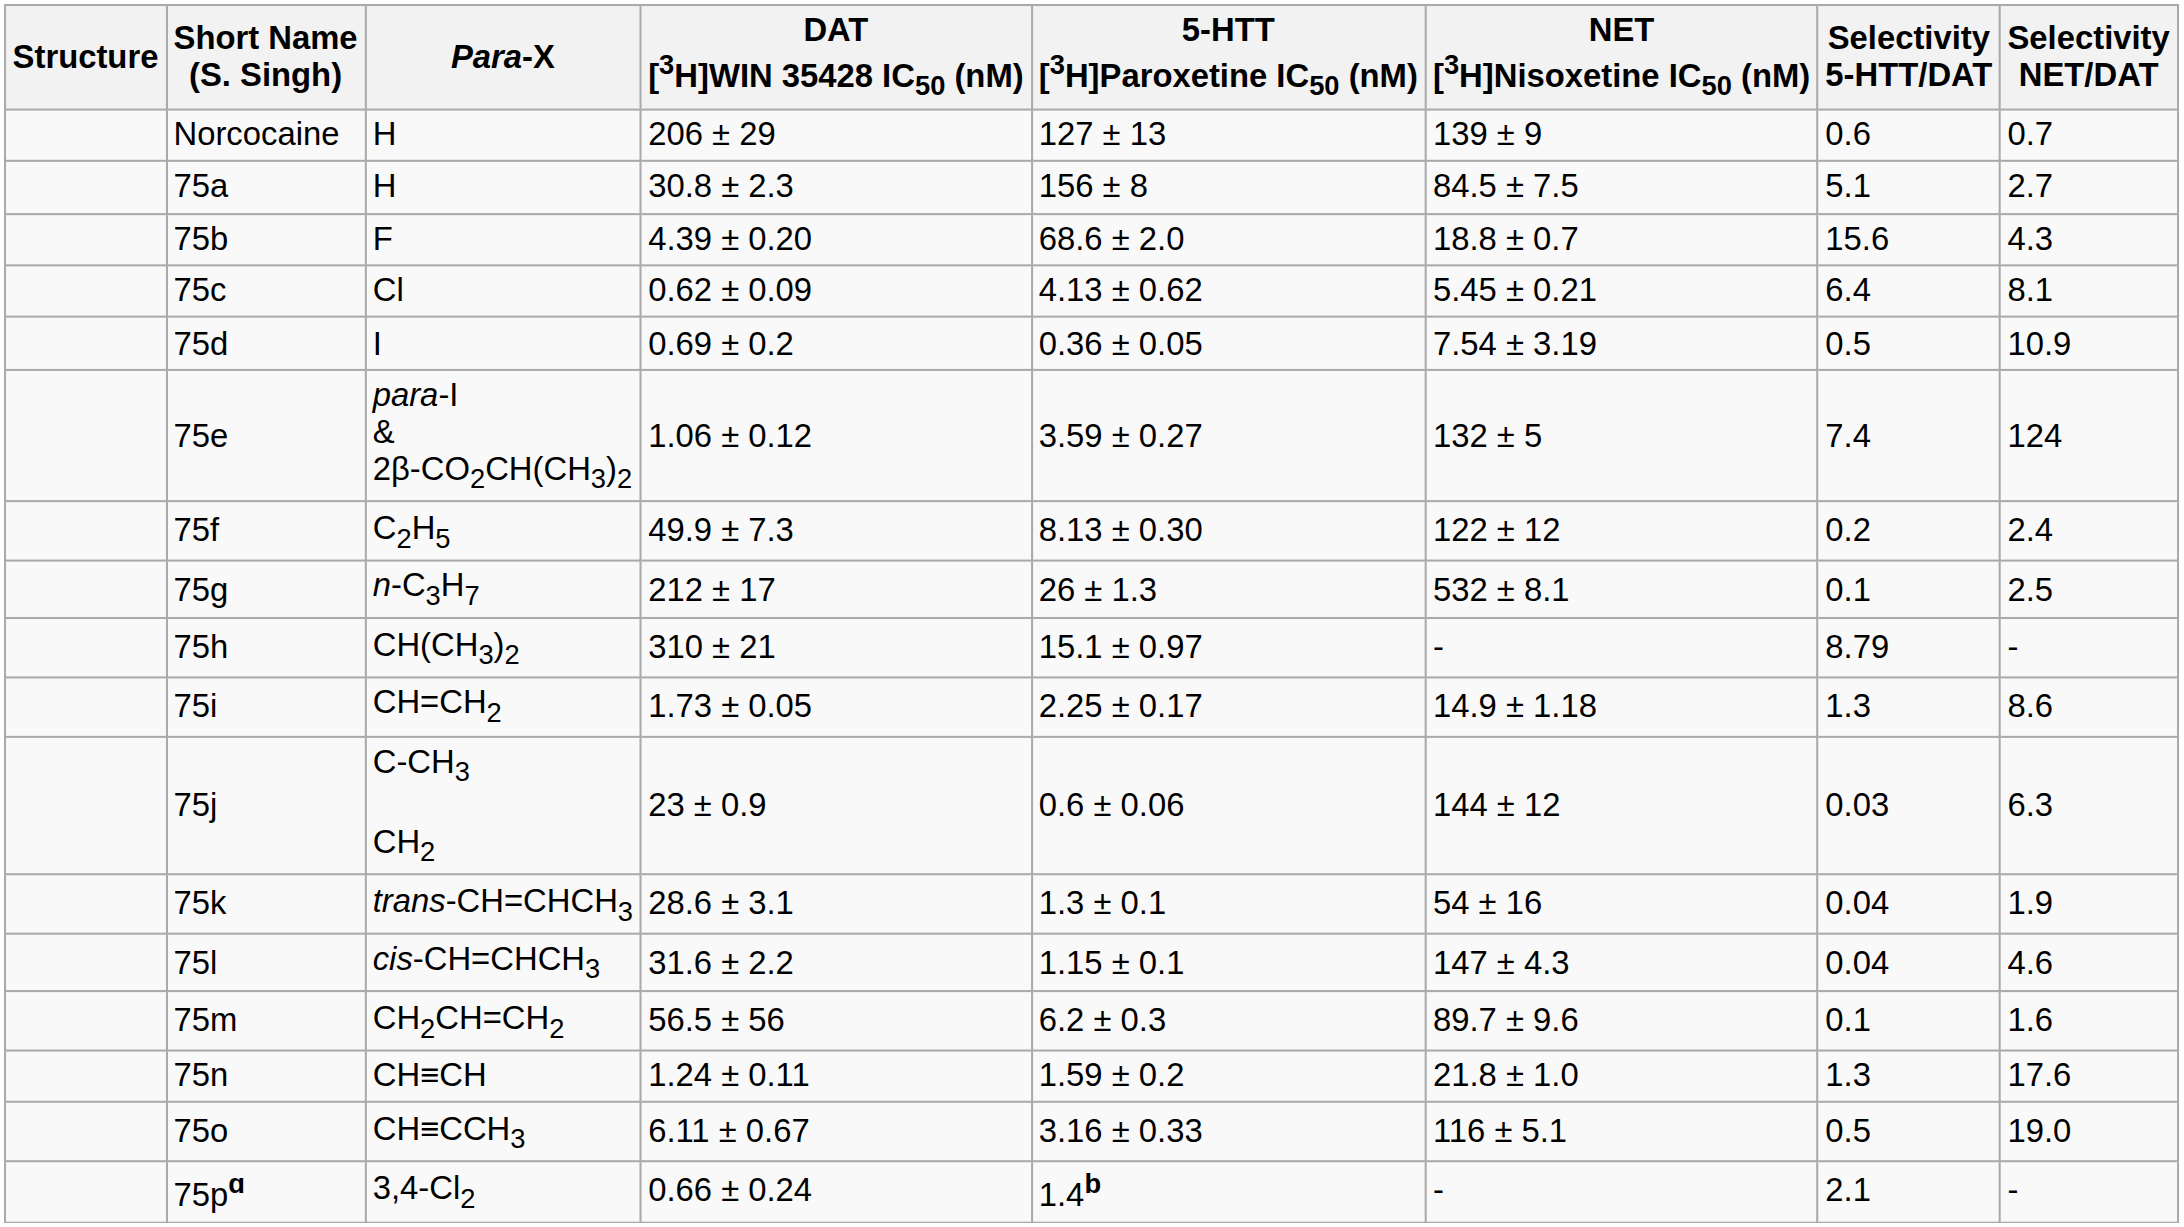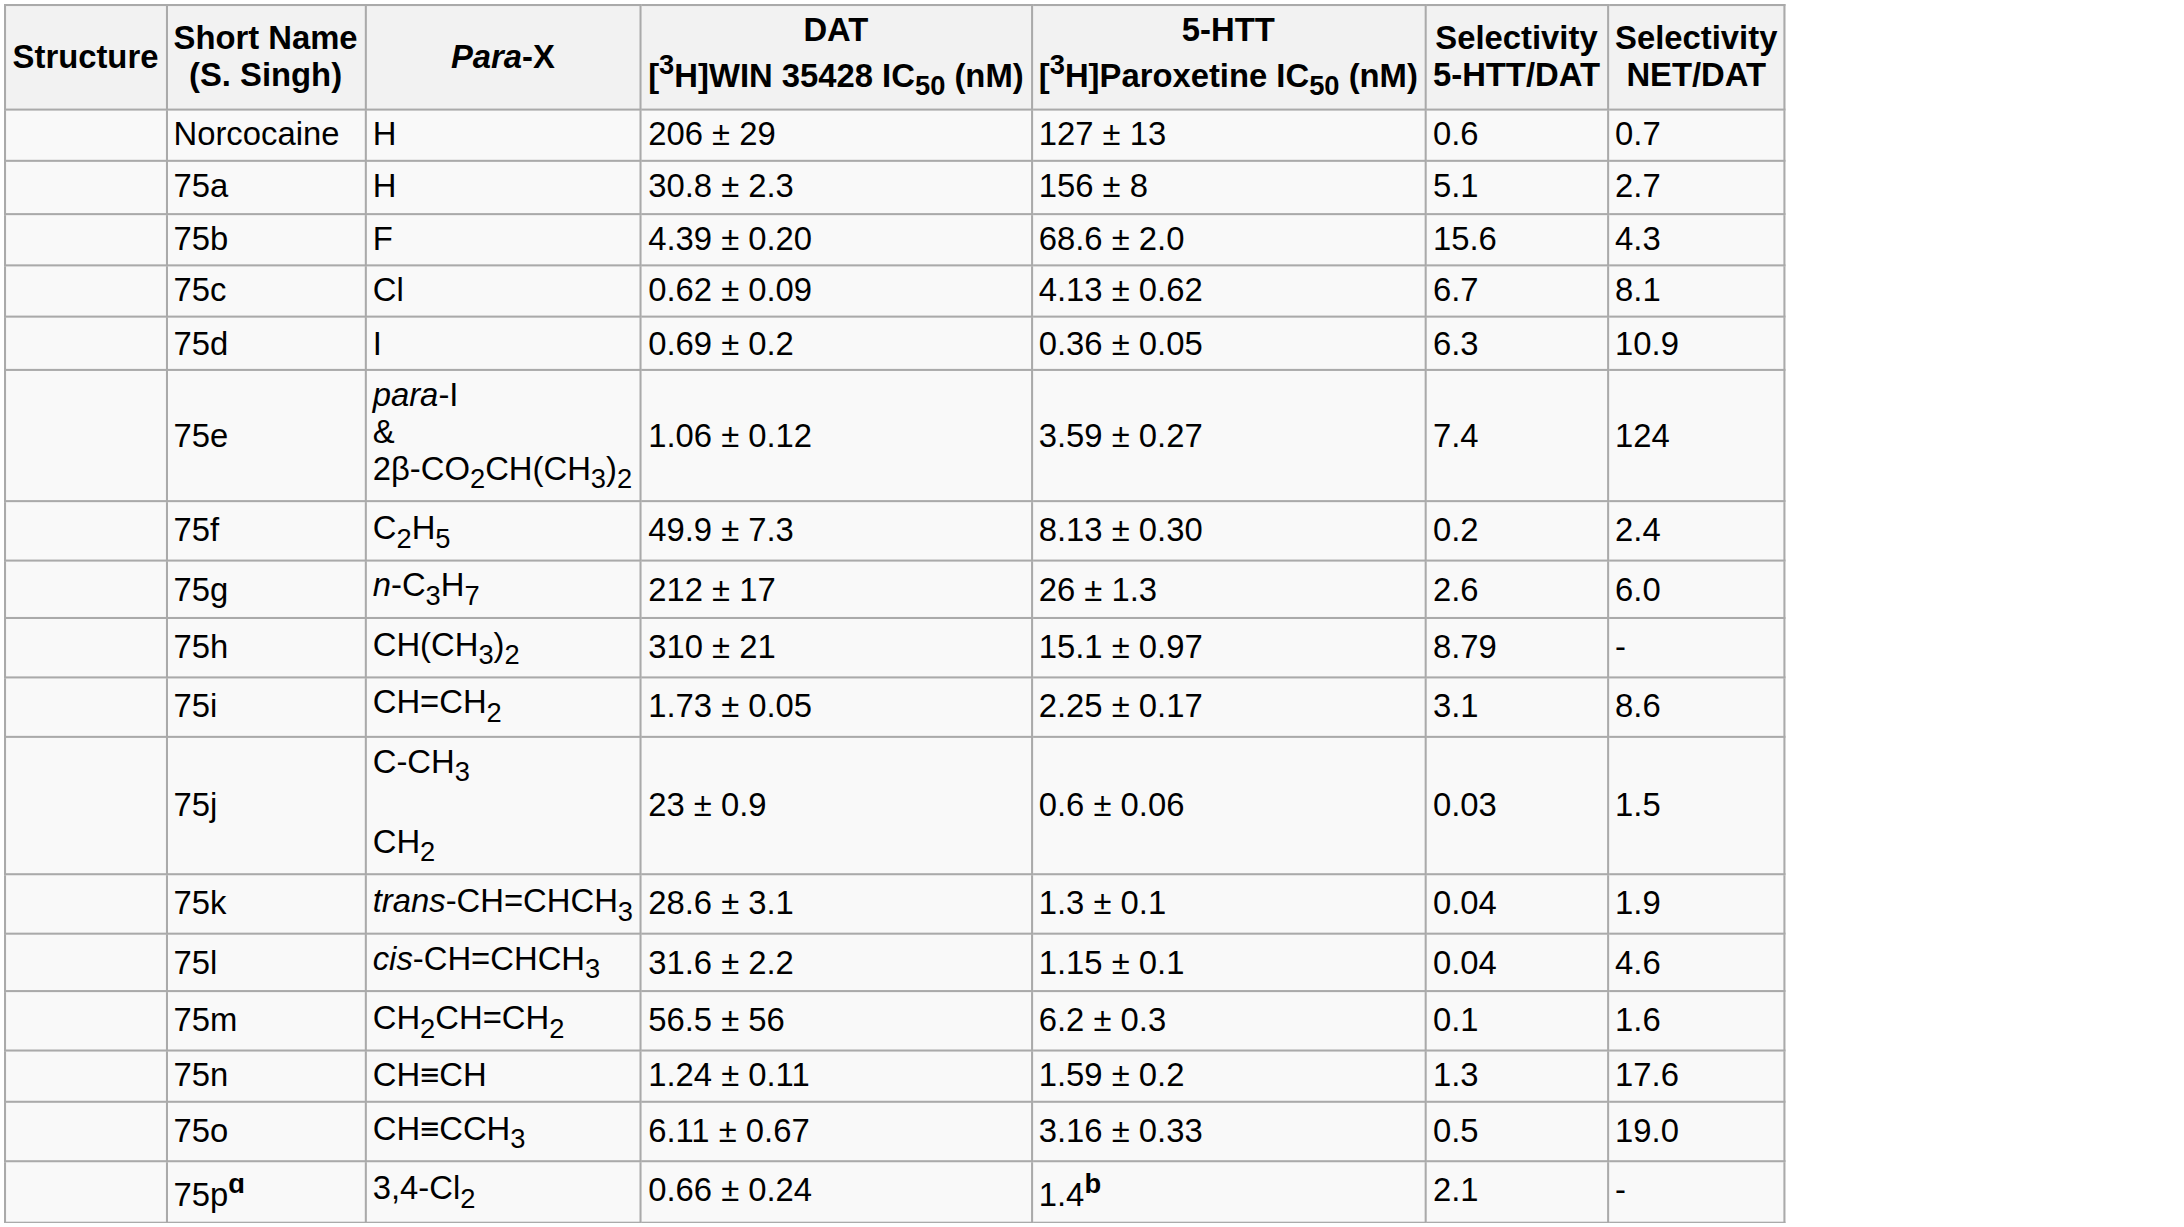- column: (1622, 57)
(1848, 290) 6.4 -> (1456, 290) 6.7
(1848, 342) 0.5 -> (1456, 342) 6.3
(1848, 589) 0.1 -> (1456, 589) 2.6
(2030, 589) 2.5 -> (1638, 589) 6.0
(1848, 706) 1.3 -> (1456, 706) 3.1
(2030, 804) 6.3 -> (1638, 804) 1.5
